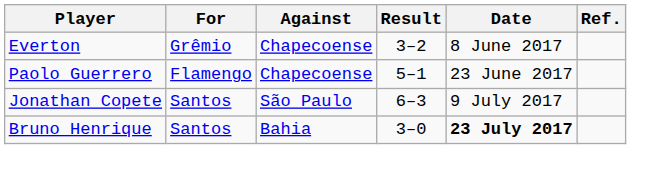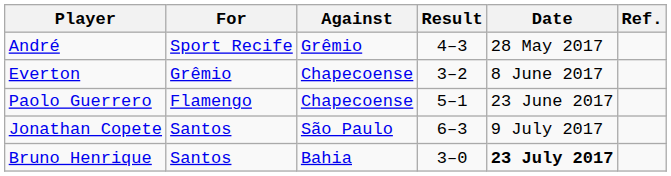+ row: (34, 46)
